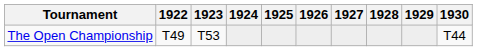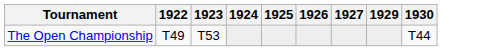- column: (384, 15)
